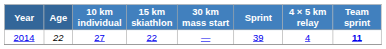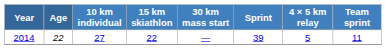(308, 37) 4 -> (308, 37) 5
(357, 37) bold -> (357, 37) normal
